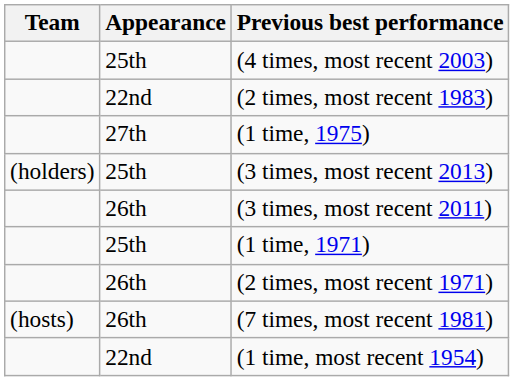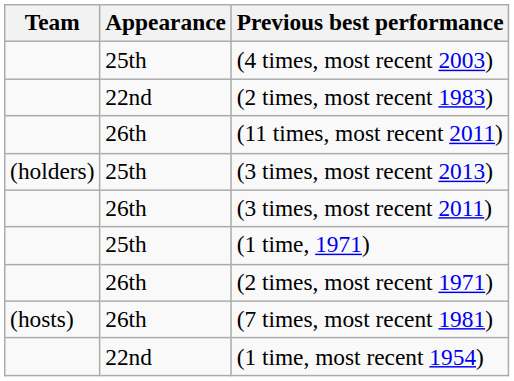+ row: (370, 134)
- row: (303, 134)
